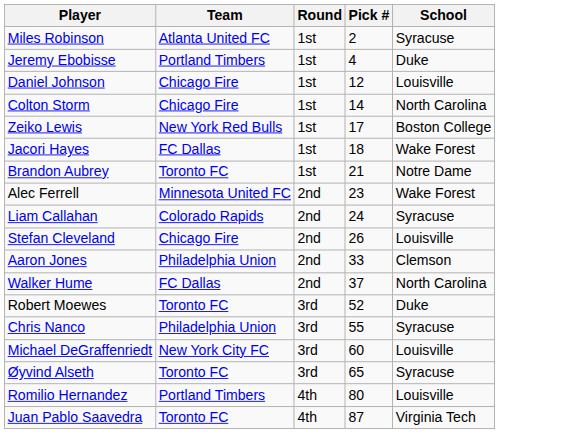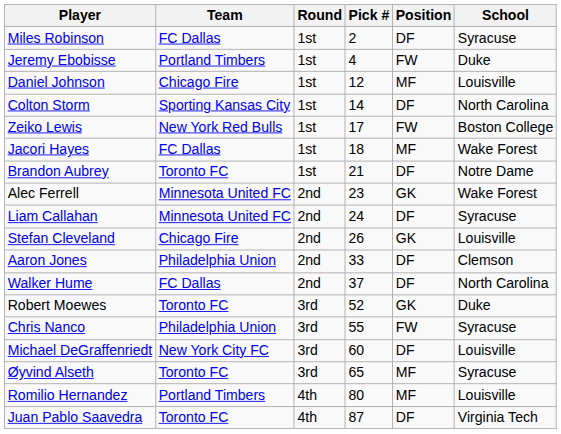+ column: (423, 15)
(214, 37) Atlanta United FC -> (190, 37) FC Dallas
(199, 104) Chicago Fire -> (224, 104) Sporting Kansas City
(211, 216) Colorado Rapids -> (225, 216) Minnesota United FC
